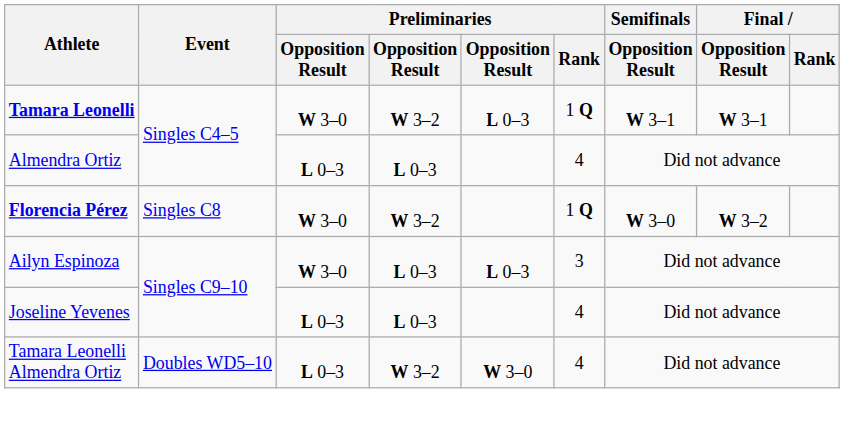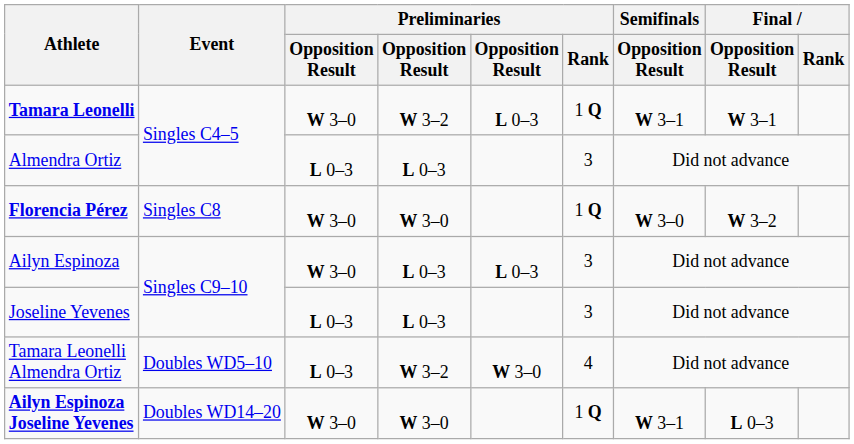(579, 160) 4 -> (588, 160) 3
(415, 221) W 3–2 -> (424, 221) W 3–0
(579, 312) 4 -> (588, 312) 3
+ row: (71, 413)
